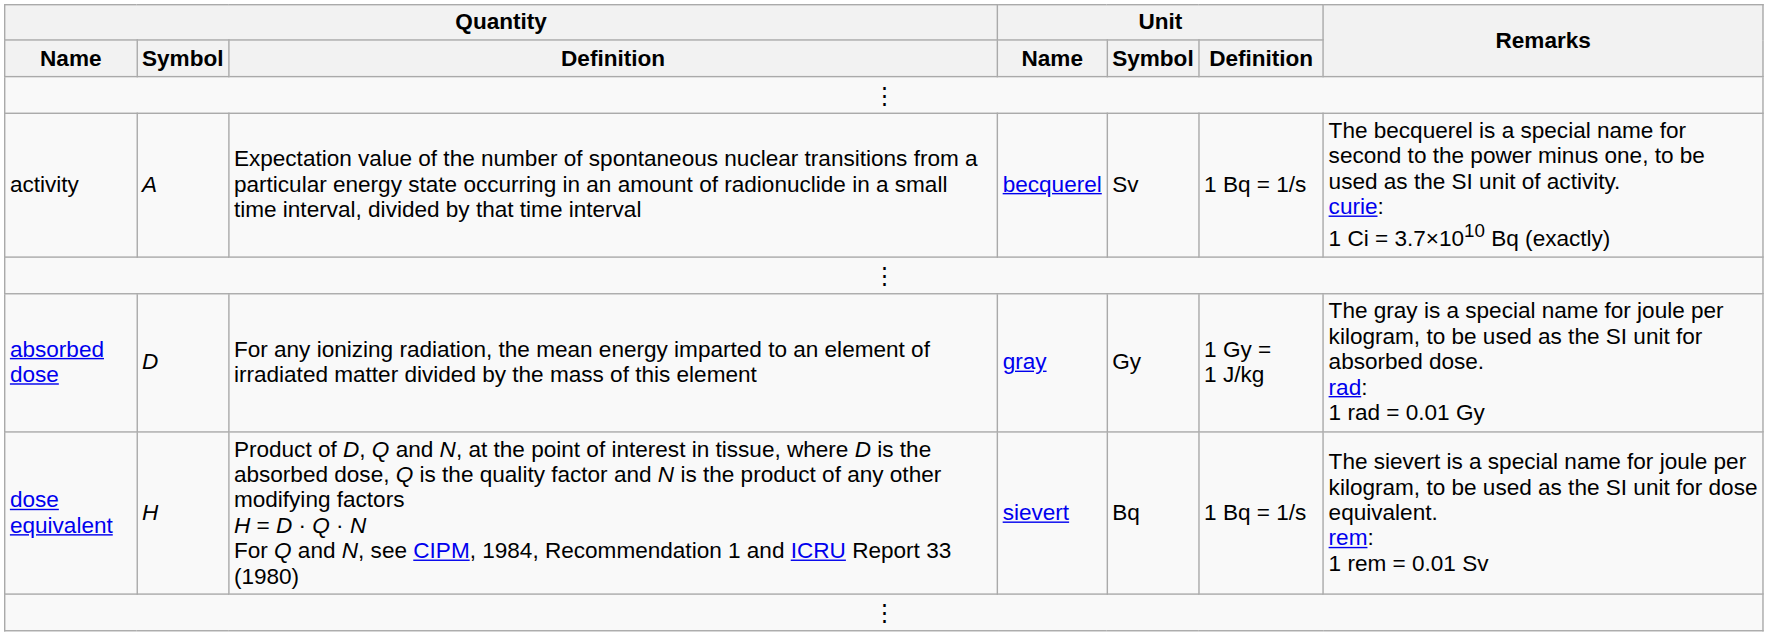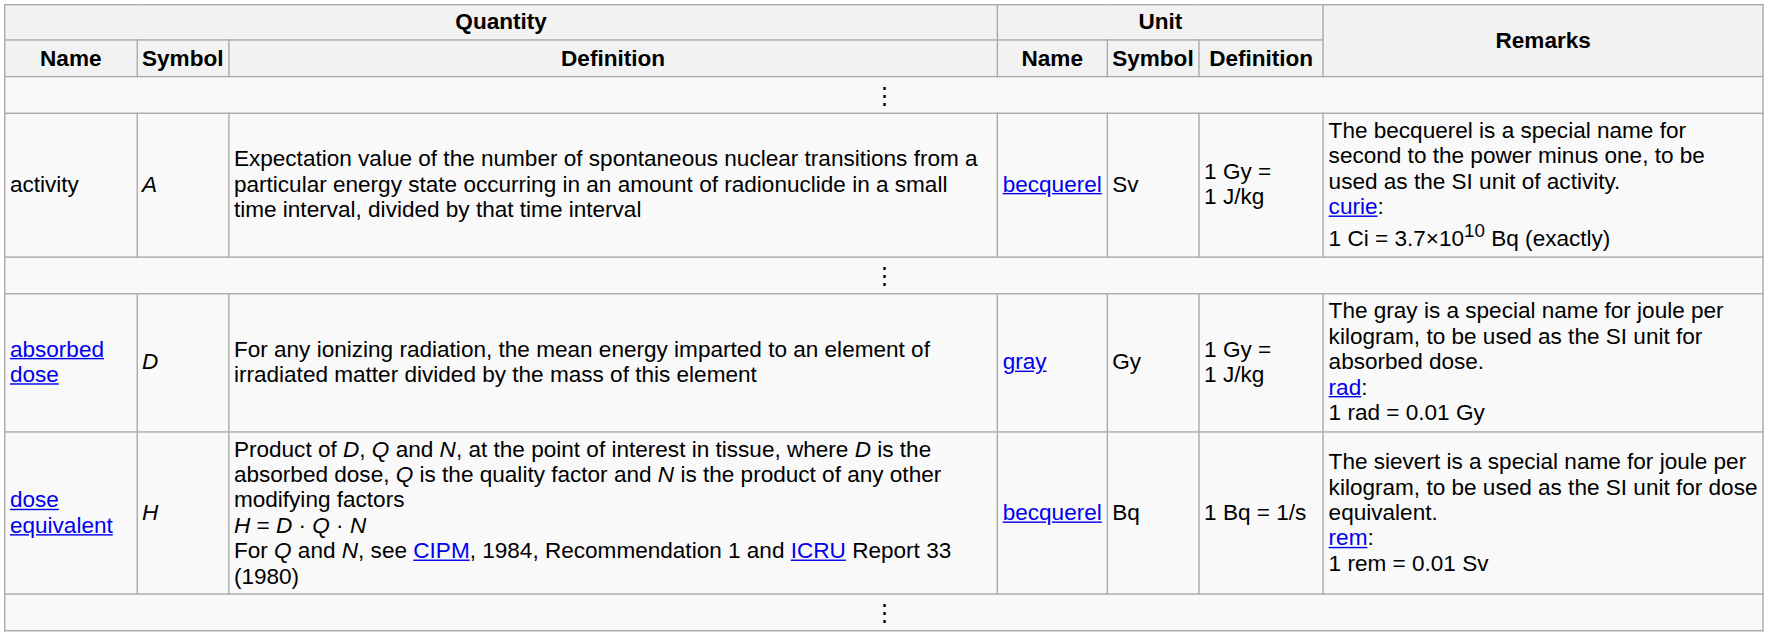(1255, 184) 1 Bq = 1/s -> (1238, 184) 1 Gy = 1 J/kg
(1036, 512) sievert -> (1052, 512) becquerel
